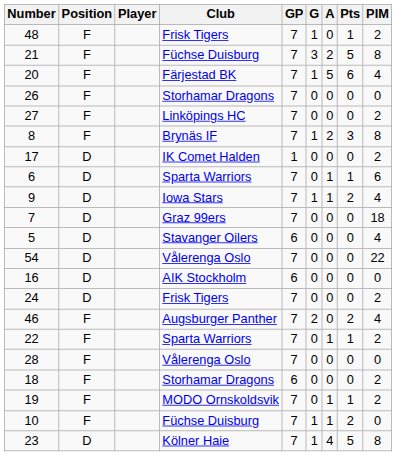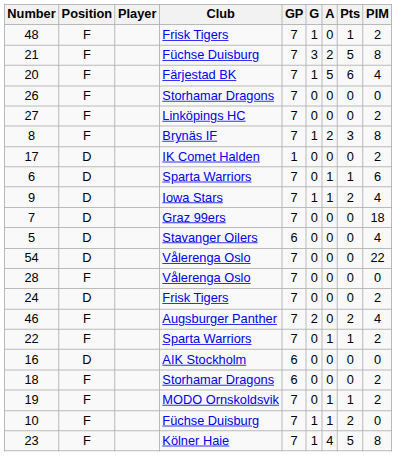rows swapped: (32, 359) <-> (32, 278)
(87, 440) D -> (87, 440) F
